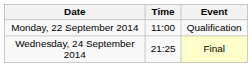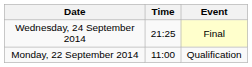rows swapped: (75, 28) <-> (75, 49)
